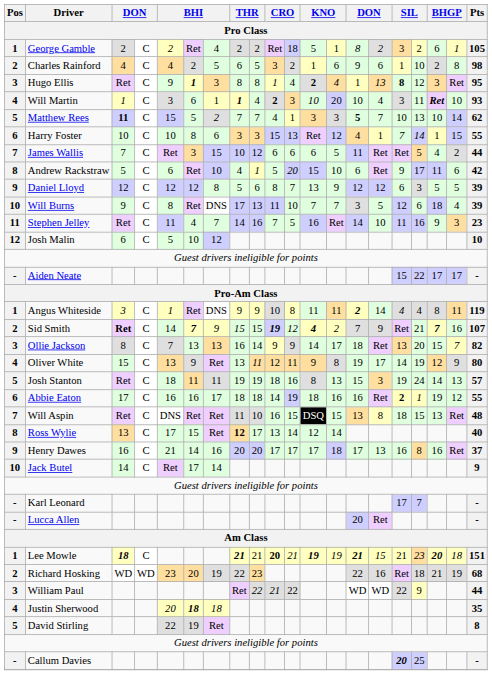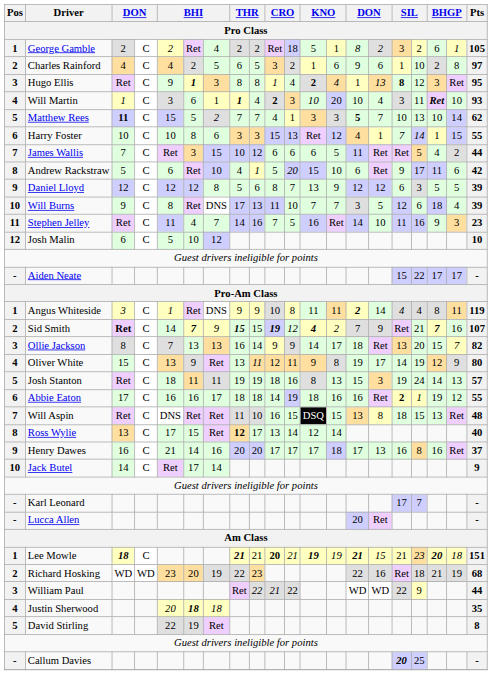(477, 65) 98 -> (477, 65) 97
(239, 327) normal -> (239, 327) bold
